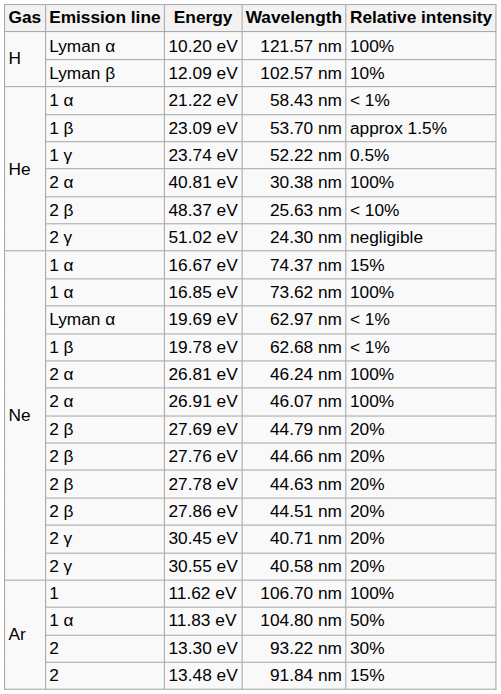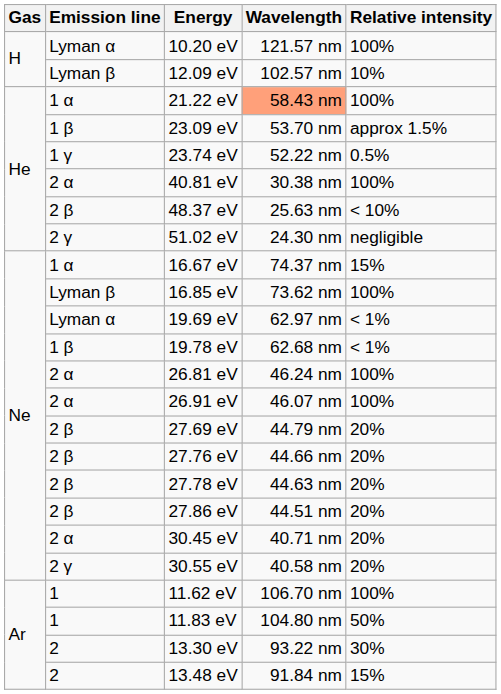(306, 100) no background -> (306, 100) lightsalmon background
(370, 100) < 1% -> (372, 100) 100%
(61, 292) 1 α -> (82, 292) Lyman β
(61, 538) 2 γ -> (61, 538) 2 α
(61, 621) 1 α -> (54, 621) 1
